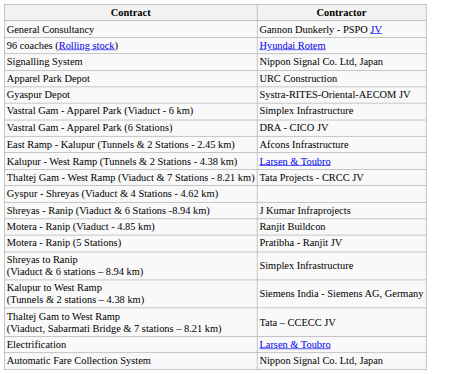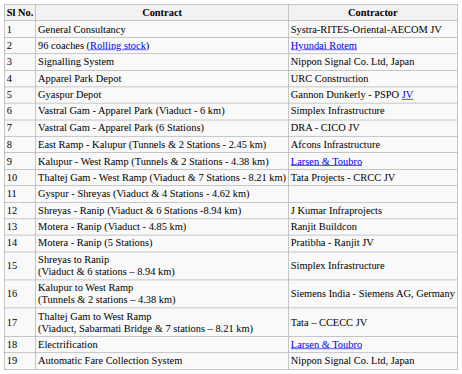+ column: (20, 12)
(321, 29) Gannon Dunkerly - PSPO JV -> (366, 29) Systra-RITES-Oriental-AECOM JV
(335, 95) Systra-RITES-Oriental-AECOM JV -> (352, 95) Gannon Dunkerly - PSPO JV
